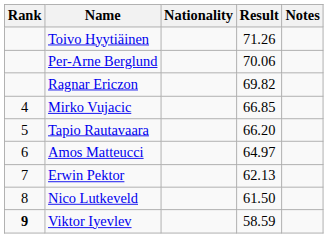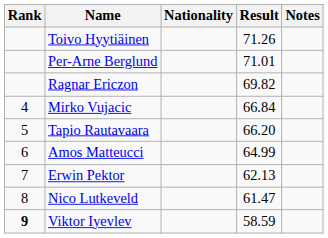(259, 61) 70.06 -> (259, 61) 71.01
(259, 107) 66.85 -> (259, 107) 66.84
(259, 152) 64.97 -> (259, 152) 64.99
(259, 198) 61.50 -> (259, 198) 61.47
